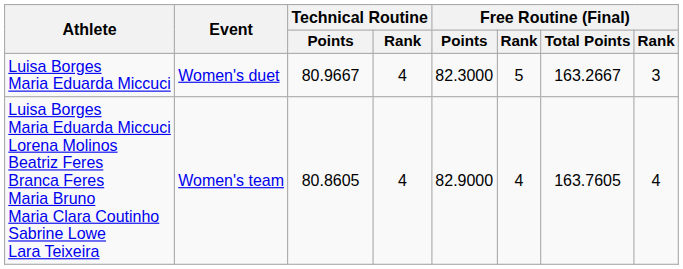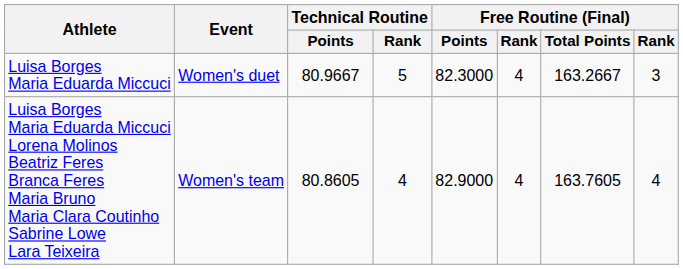(403, 76) 4 -> (403, 76) 5
(519, 76) 5 -> (519, 76) 4
